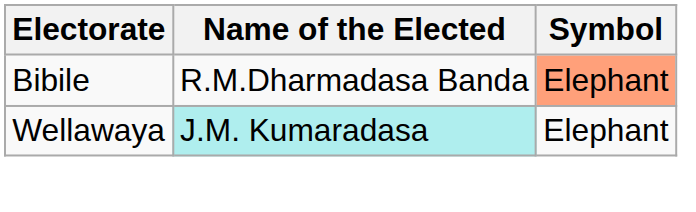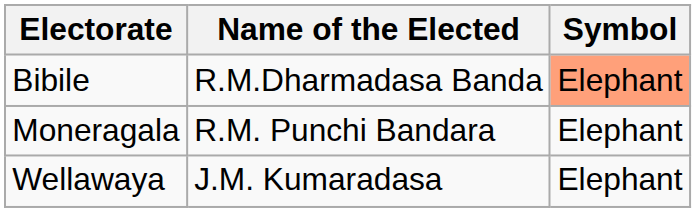+ row: (96, 130)
(304, 130) paleturquoise background -> (318, 180) no background
